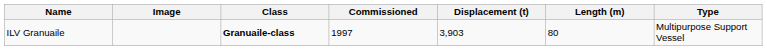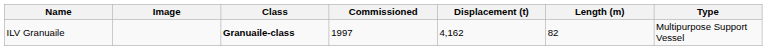(452, 32) 3,903 -> (452, 32) 4,162
(553, 32) 80 -> (553, 32) 82
